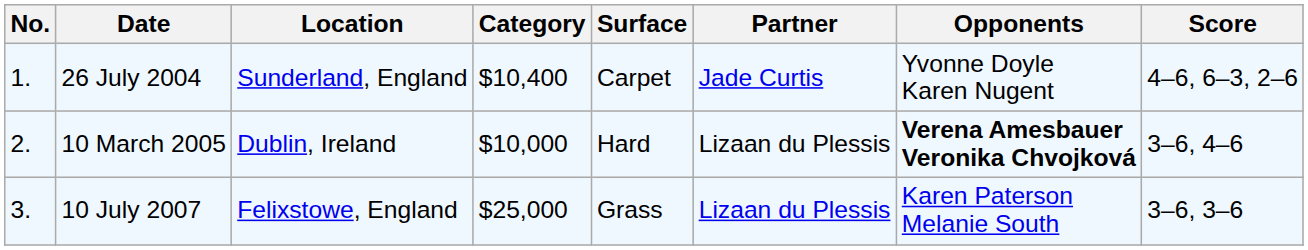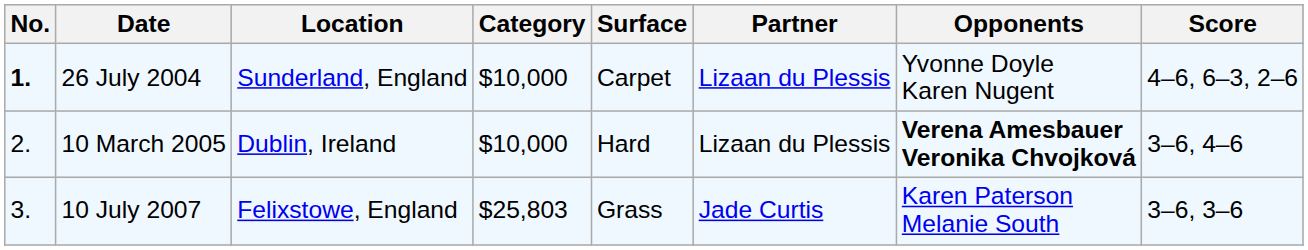(21, 76) normal -> (21, 76) bold
(523, 76) $10,400 -> (523, 76) $10,000
(761, 76) Jade Curtis -> (795, 76) Lizaan du Plessis
(523, 210) $25,000 -> (523, 210) $25,803
(795, 210) Lizaan du Plessis -> (761, 210) Jade Curtis
